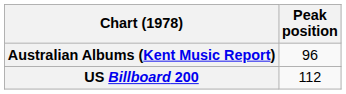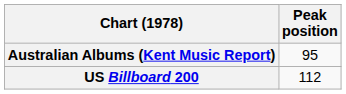(310, 54) 96 -> (310, 54) 95
